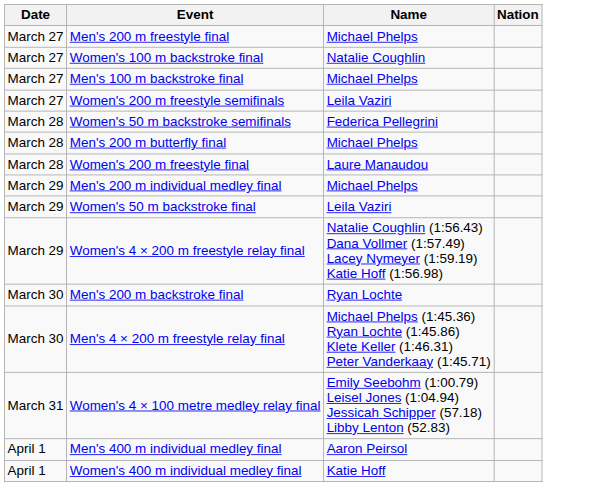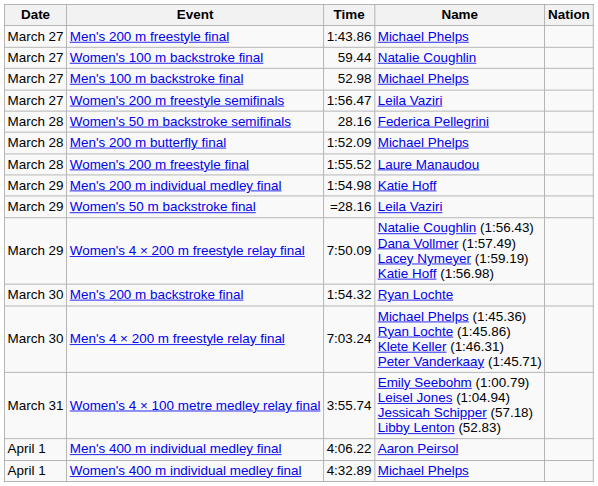+ column: (349, 15)
(372, 185) Michael Phelps -> (407, 185) Katie Hoff
(356, 470) Katie Hoff -> (423, 470) Michael Phelps
